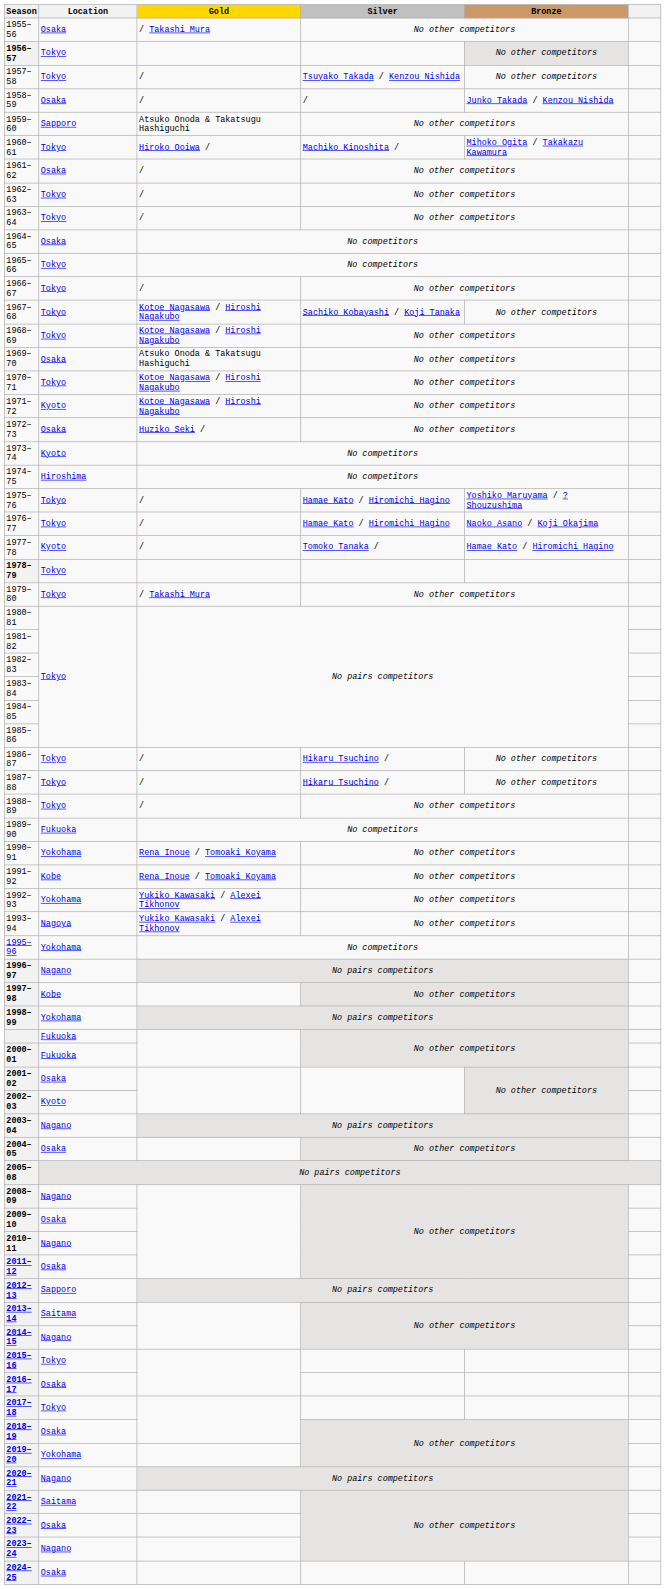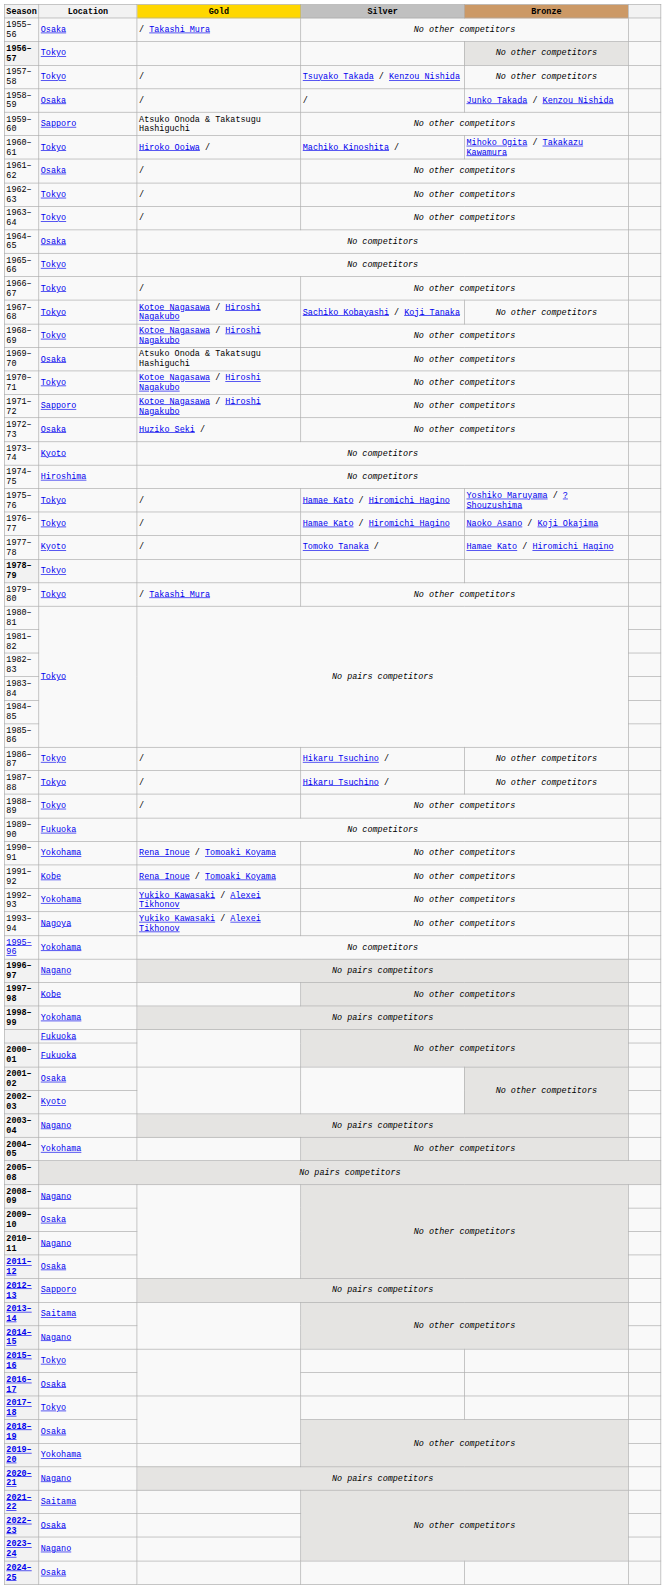(53, 406) Kyoto -> (59, 406) Sapporo
(53, 1149) Osaka -> (61, 1149) Yokohama
